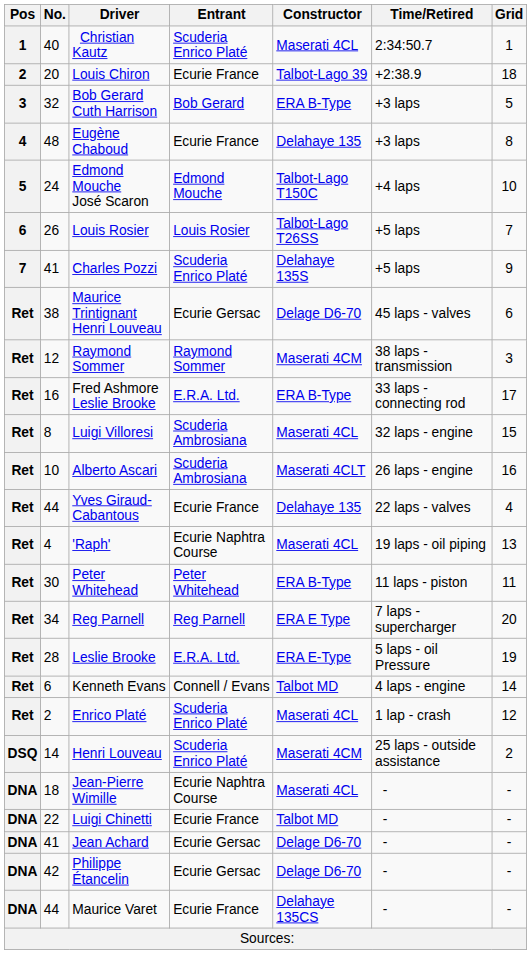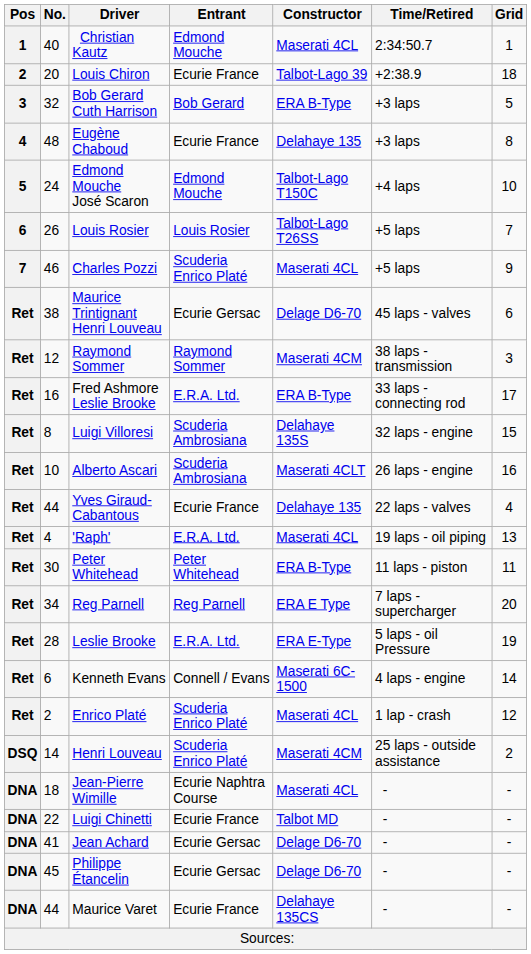(210, 44) Scuderia Enrico Platé -> (199, 44) Edmond Mouche
(51, 268) 41 -> (51, 268) 46
(305, 268) Delahaye 135S -> (317, 268) Maserati 4CL
(317, 433) Maserati 4CL -> (305, 433) Delahaye 135S
(219, 545) Ecurie Naphtra Course -> (206, 537) E.R.A. Ltd.
(307, 686) Talbot MD -> (316, 679) Maserati 6C-1500
(51, 871) 42 -> (51, 871) 45
